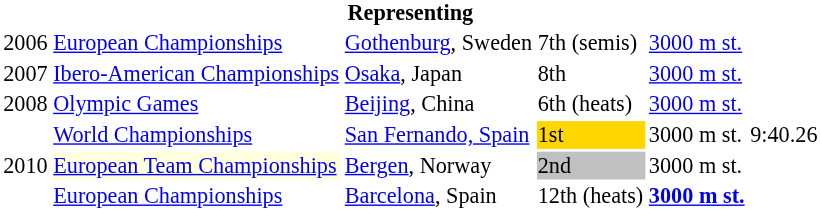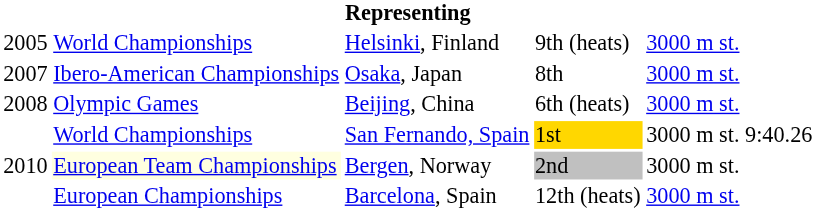+ row: (422, 43)
- row: (438, 43)
(697, 195) bold -> (693, 195) normal
